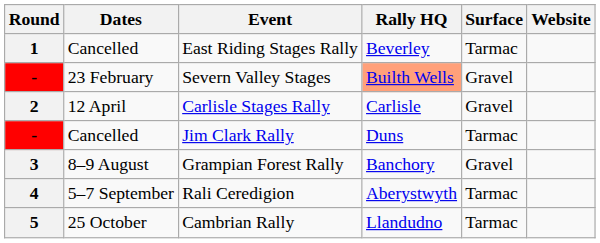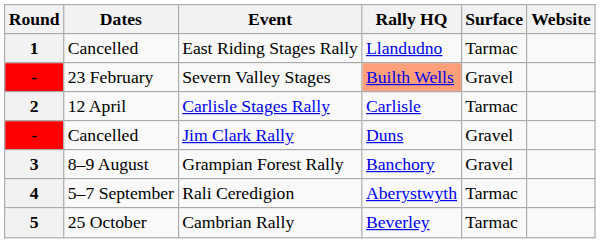(398, 48) Beverley -> (404, 48) Llandudno
(489, 106) Gravel -> (492, 106) Tarmac
(492, 135) Tarmac -> (489, 135) Gravel
(404, 222) Llandudno -> (398, 222) Beverley
